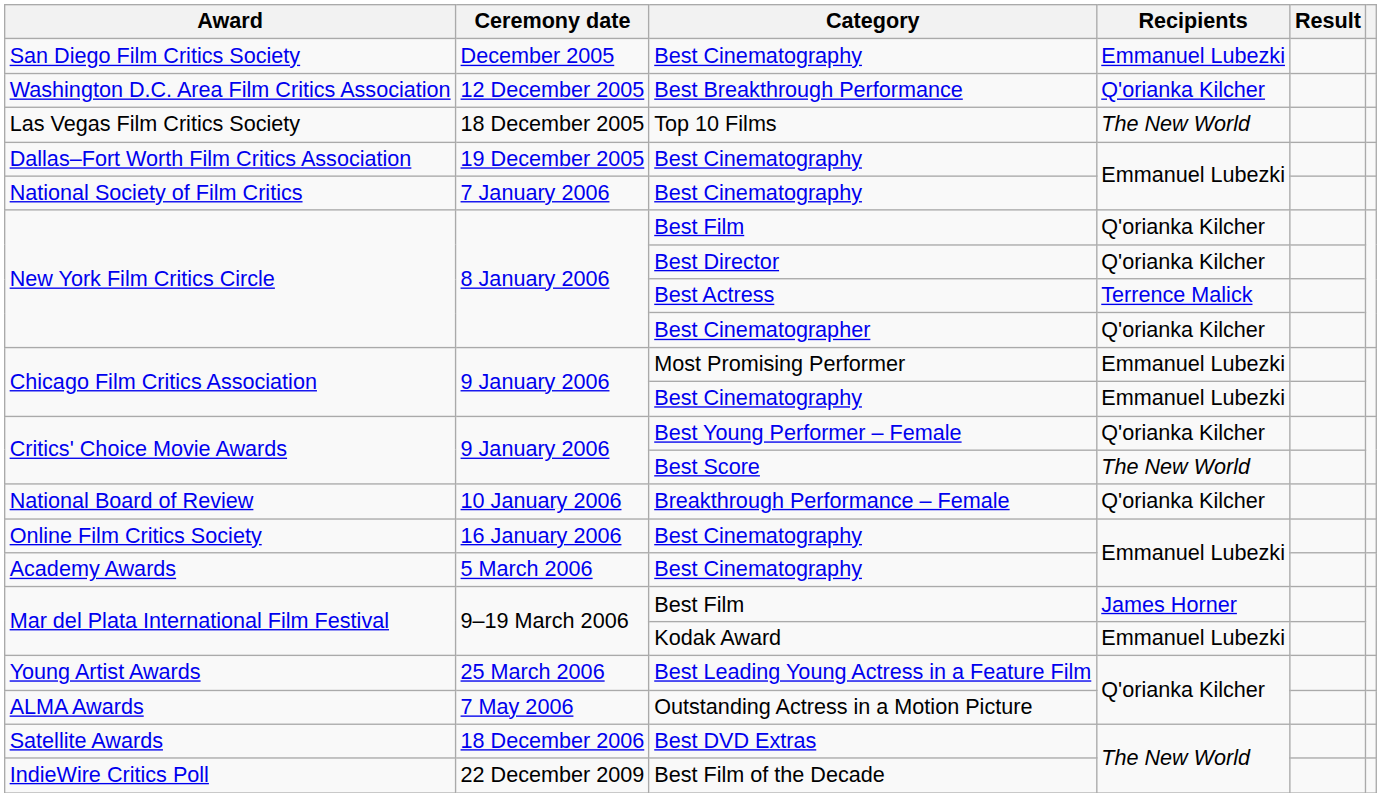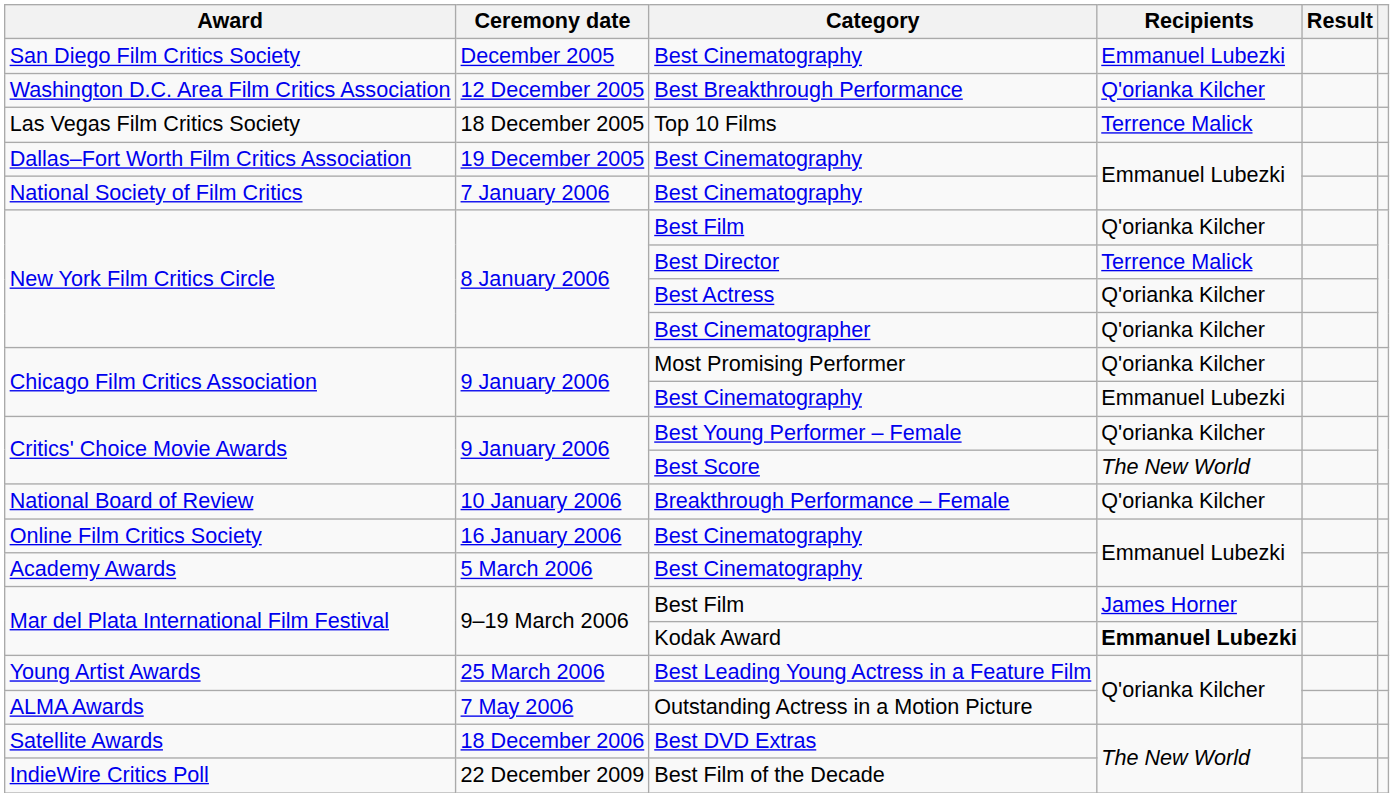(1176, 124) The New World -> (1177, 124) Terrence Malick
(1183, 261) Q'orianka Kilcher -> (1177, 261) Terrence Malick
(1177, 295) Terrence Malick -> (1183, 295) Q'orianka Kilcher
(1193, 364) Emmanuel Lubezki -> (1183, 364) Q'orianka Kilcher
(1193, 638) normal -> (1199, 638) bold
